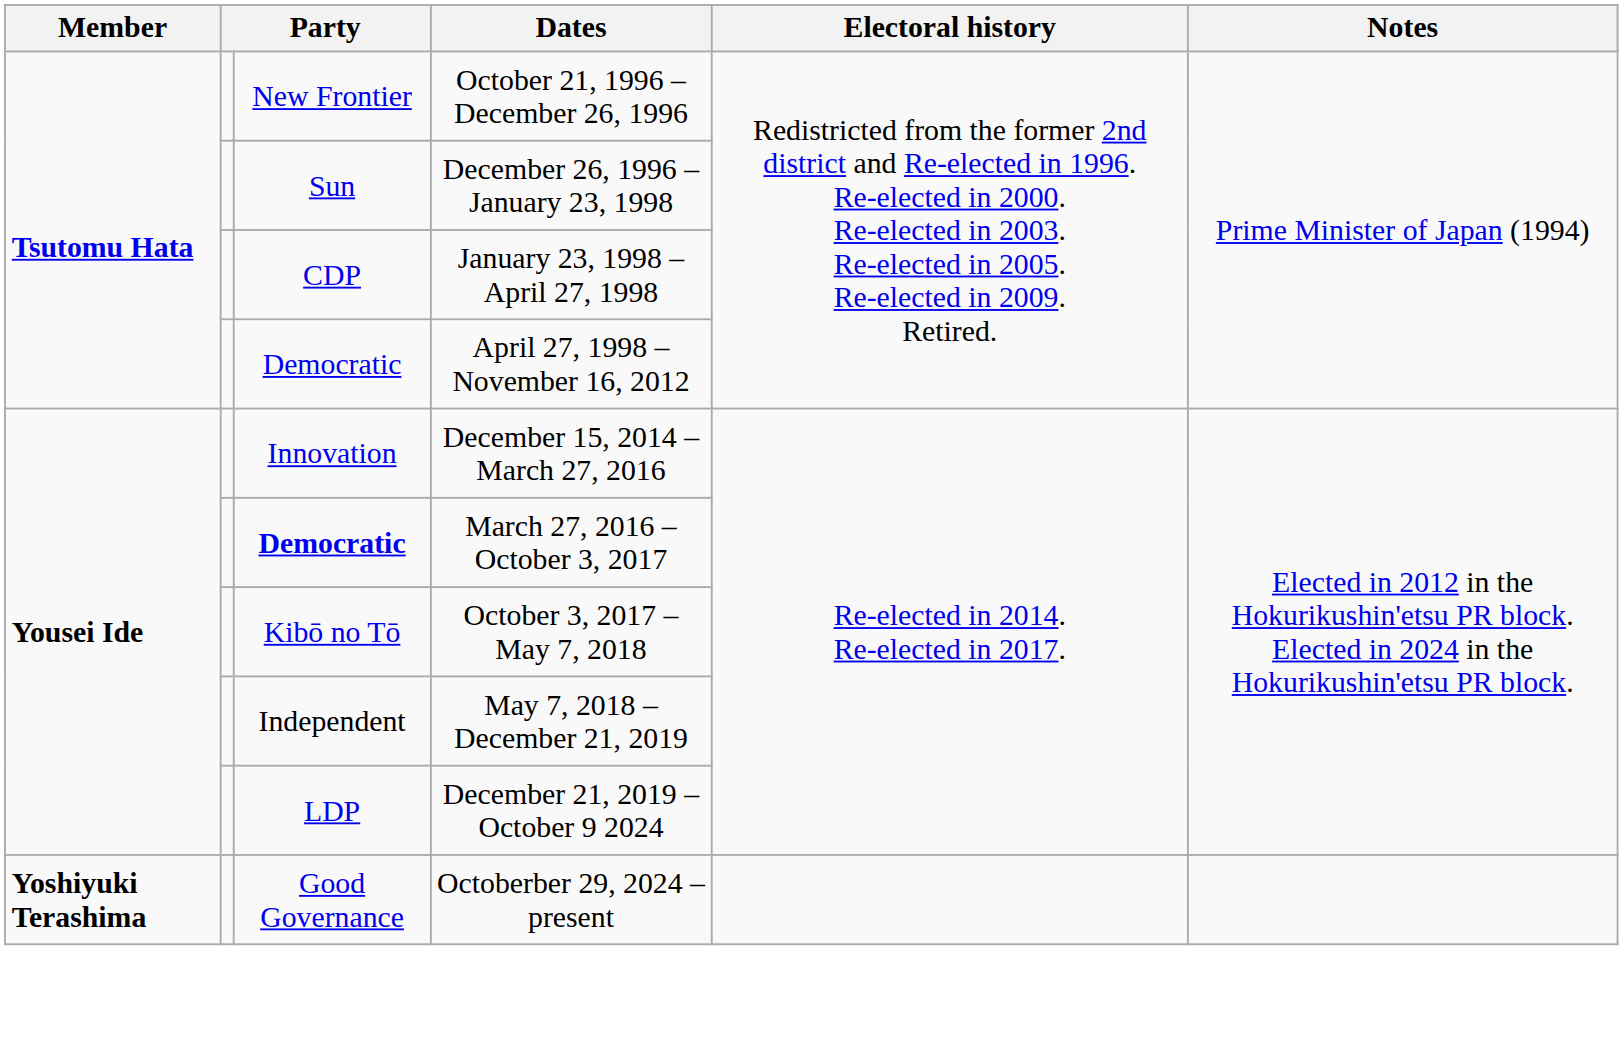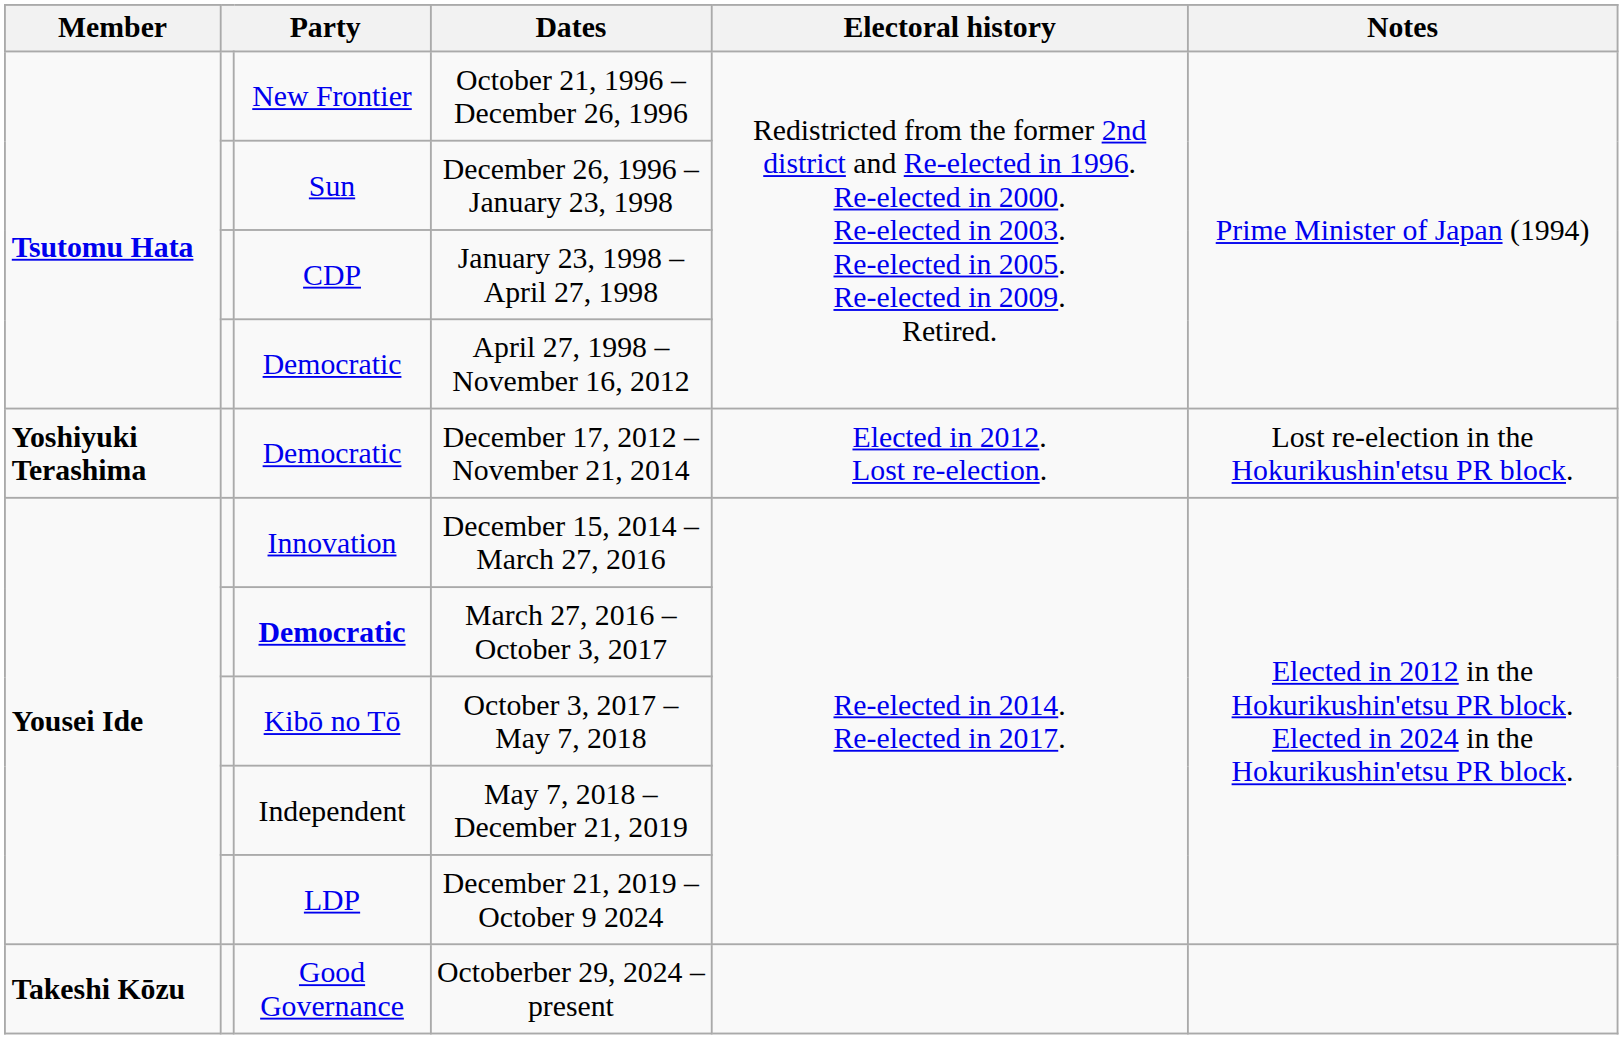+ row: (571, 453)
(79, 899) Yoshiyuki Terashima -> (98, 989) Takeshi Kōzu
